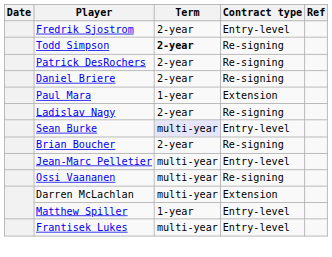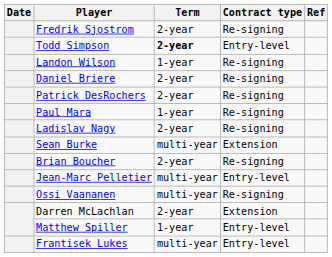(256, 29) Entry-level -> (253, 29) Re-signing
(253, 46) Re-signing -> (256, 46) Entry-level
+ row: (76, 62)
rows swapped: (91, 62) <-> (76, 79)
(250, 95) Extension -> (253, 112) Re-signing
(187, 128) lavender background -> (187, 145) no background
(256, 128) Entry-level -> (250, 145) Extension
(187, 194) multi-year -> (175, 211) 2-year
